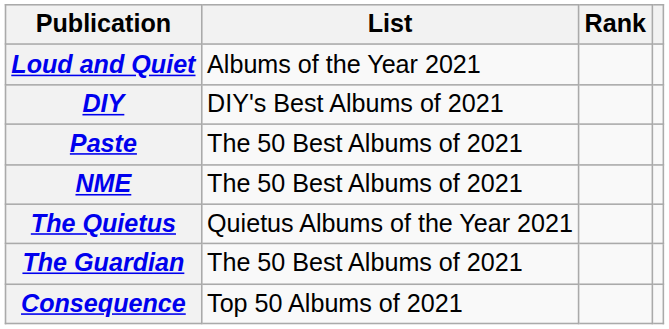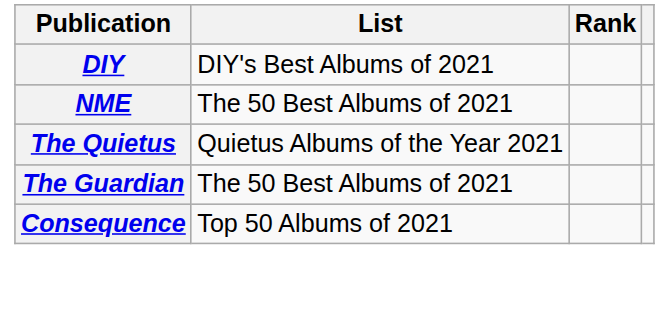- row: (103, 64)
- row: (103, 143)
